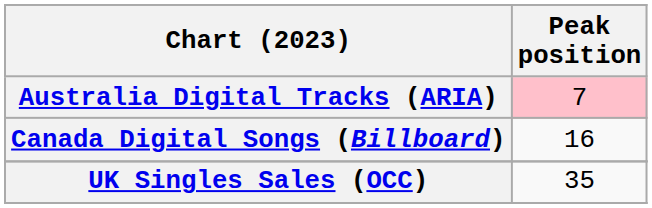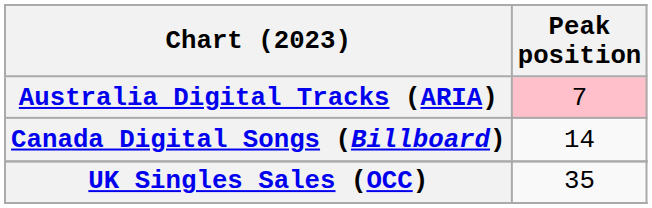(580, 140) 16 -> (580, 140) 14
